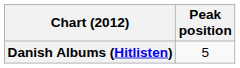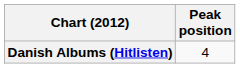(205, 52) 5 -> (205, 52) 4
